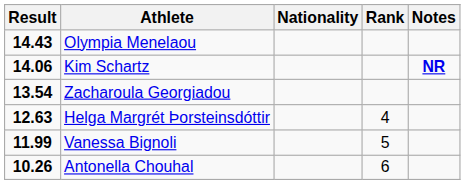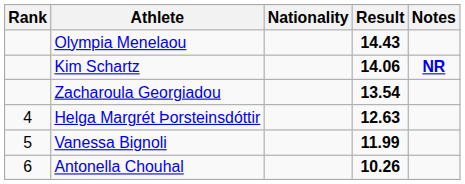columns swapped: (385, 17) <-> (32, 17)
